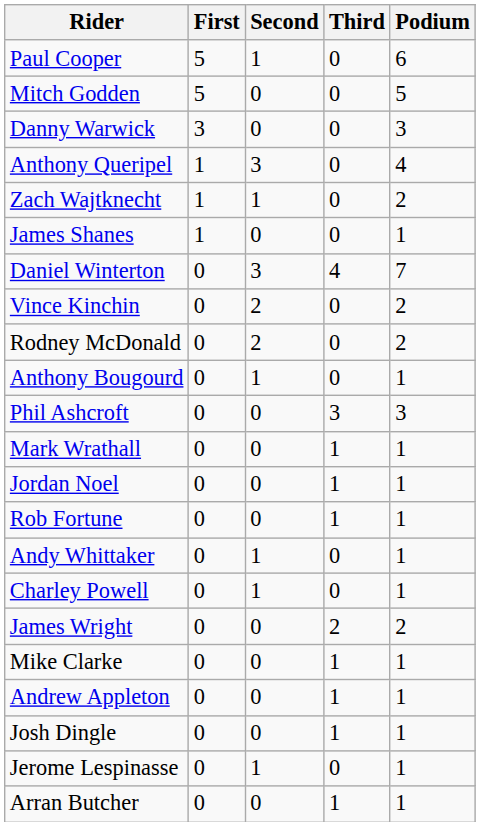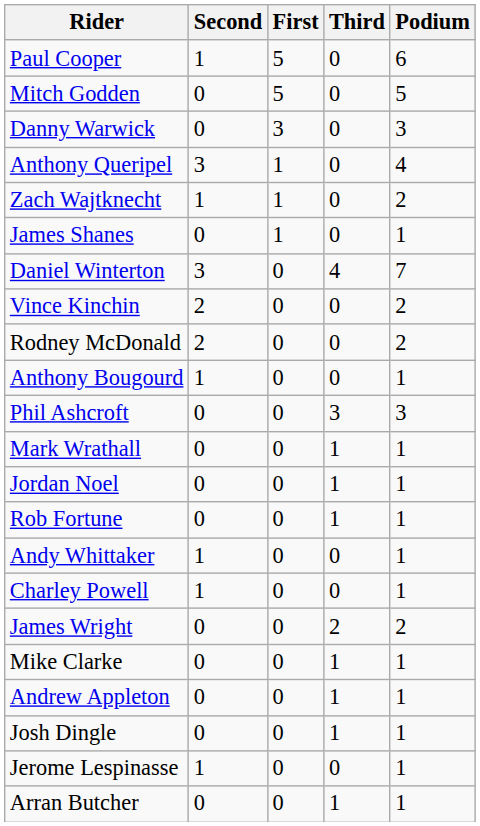columns swapped: (217, 22) <-> (284, 22)
